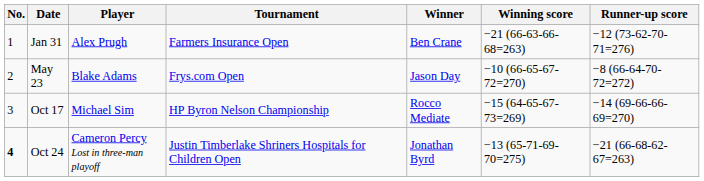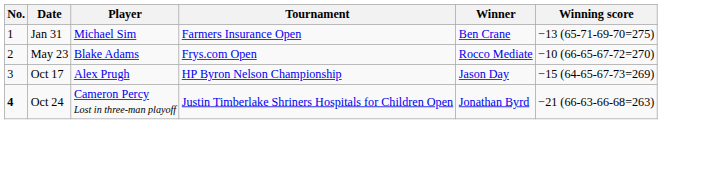- column: (644, 14)
(99, 41) Alex Prugh -> (105, 34) Michael Sim
(521, 41) −21 (66-63-66-68=263) -> (596, 34) −13 (65-71-69-70=275)
(435, 76) Jason Day -> (496, 54) Rocco Mediate
(103, 110) Michael Sim -> (102, 74) Alex Prugh
(430, 110) Rocco Mediate -> (484, 74) Jason Day
(521, 152) −13 (65-71-69-70=275) -> (596, 102) −21 (66-63-66-68=263)
